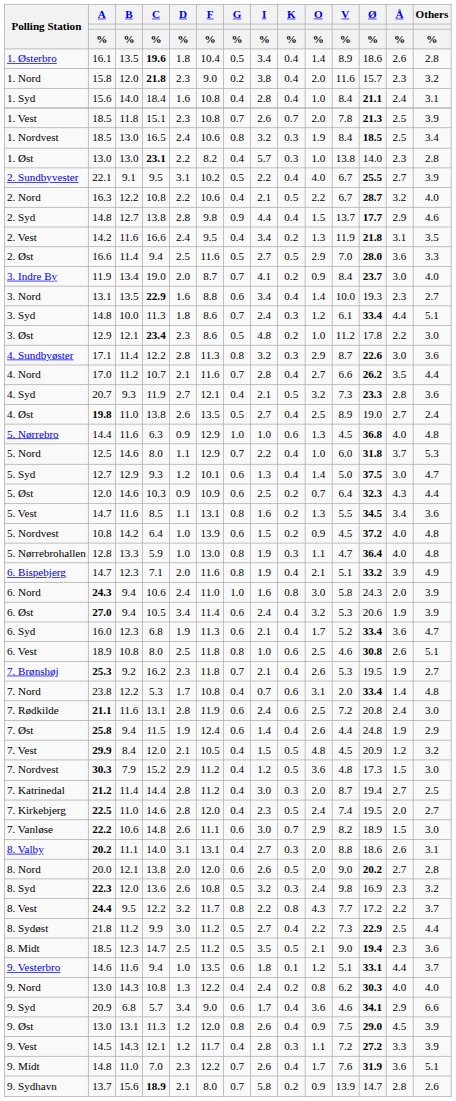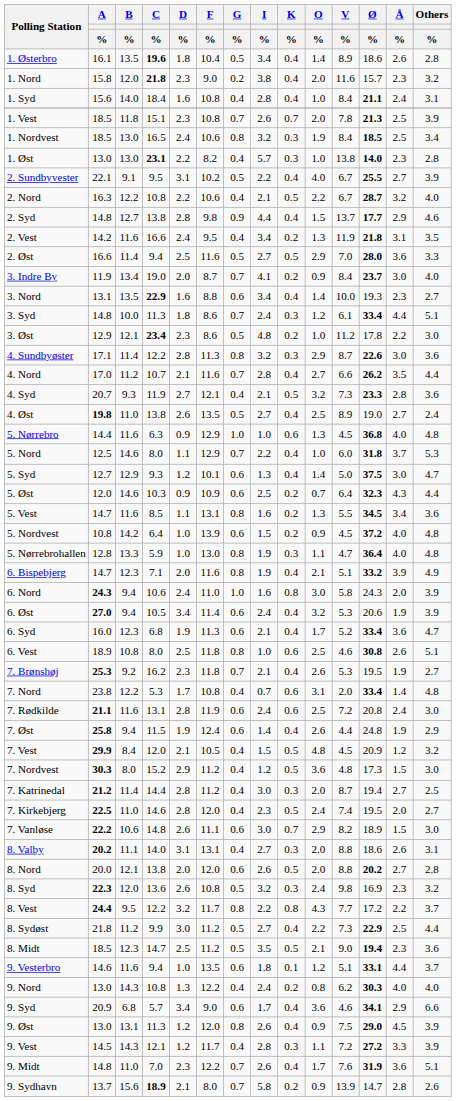(372, 158) normal -> (372, 158) bold
(129, 770) 7.9 -> (129, 770) 8.0
(345, 869) 9.0 -> (345, 869) 8.8
